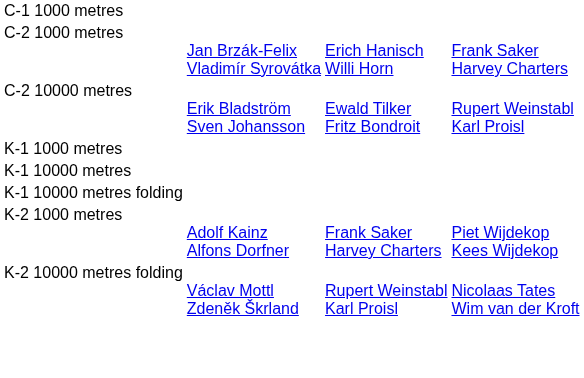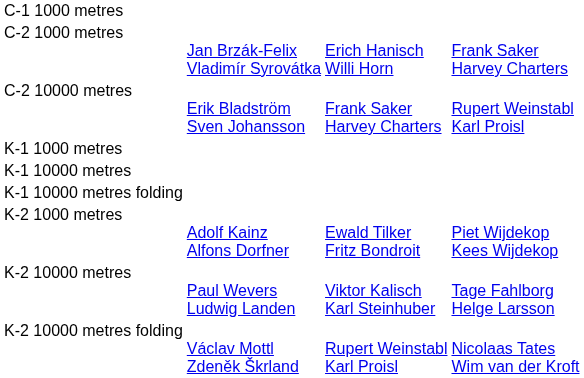(373, 118) Ewald Tilker Fritz Bondroit -> (383, 118) Frank Saker Harvey Charters
(383, 242) Frank Saker Harvey Charters -> (373, 242) Ewald Tilker Fritz Bondroit
+ row: (68, 272)
